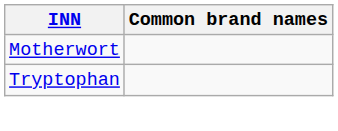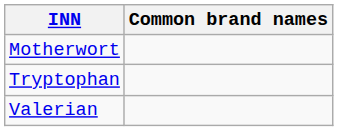+ row: (53, 110)
